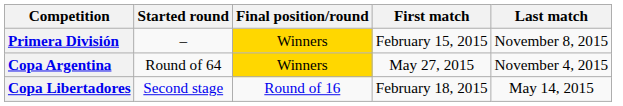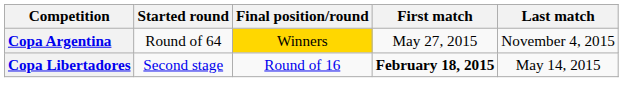- row: (63, 40)
(432, 88) normal -> (435, 64) bold
